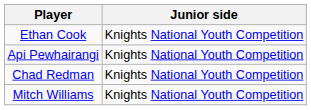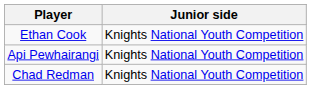- row: (53, 95)
